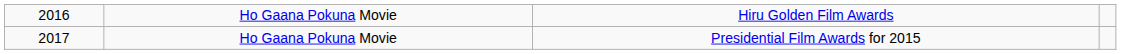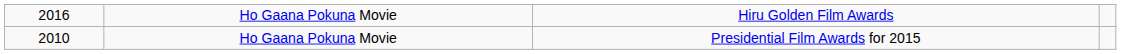(54, 37) 2017 -> (54, 37) 2010
